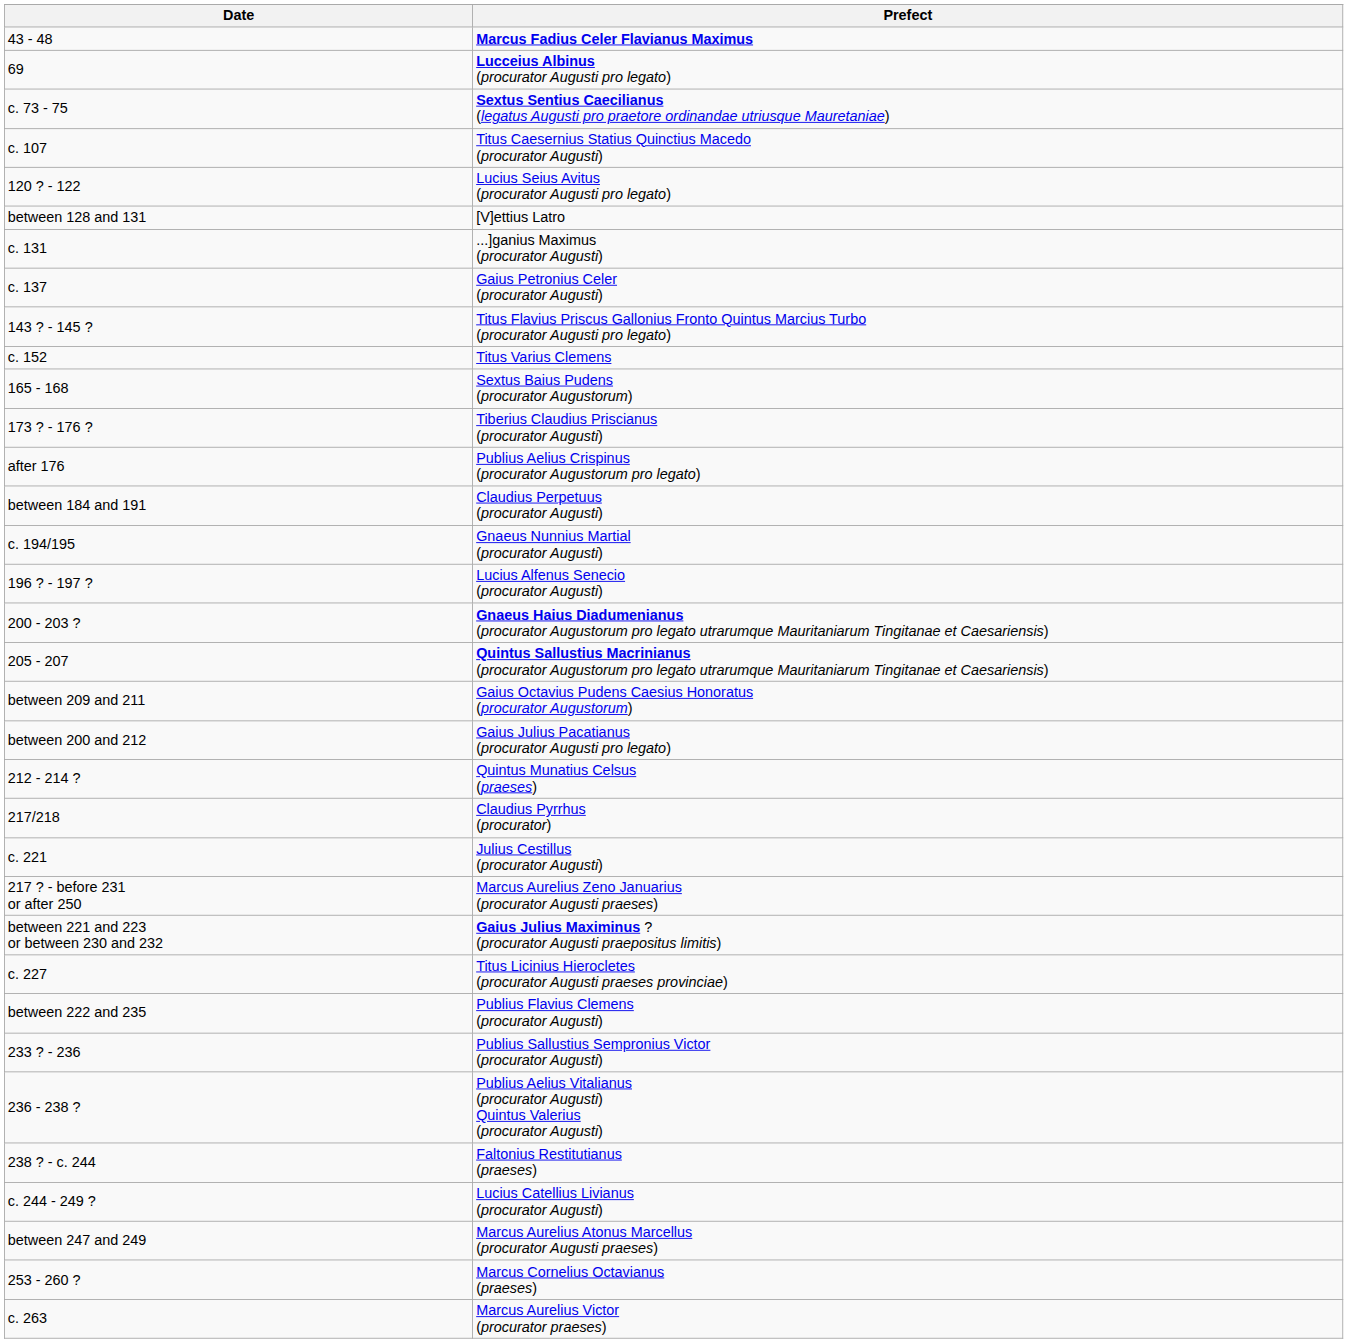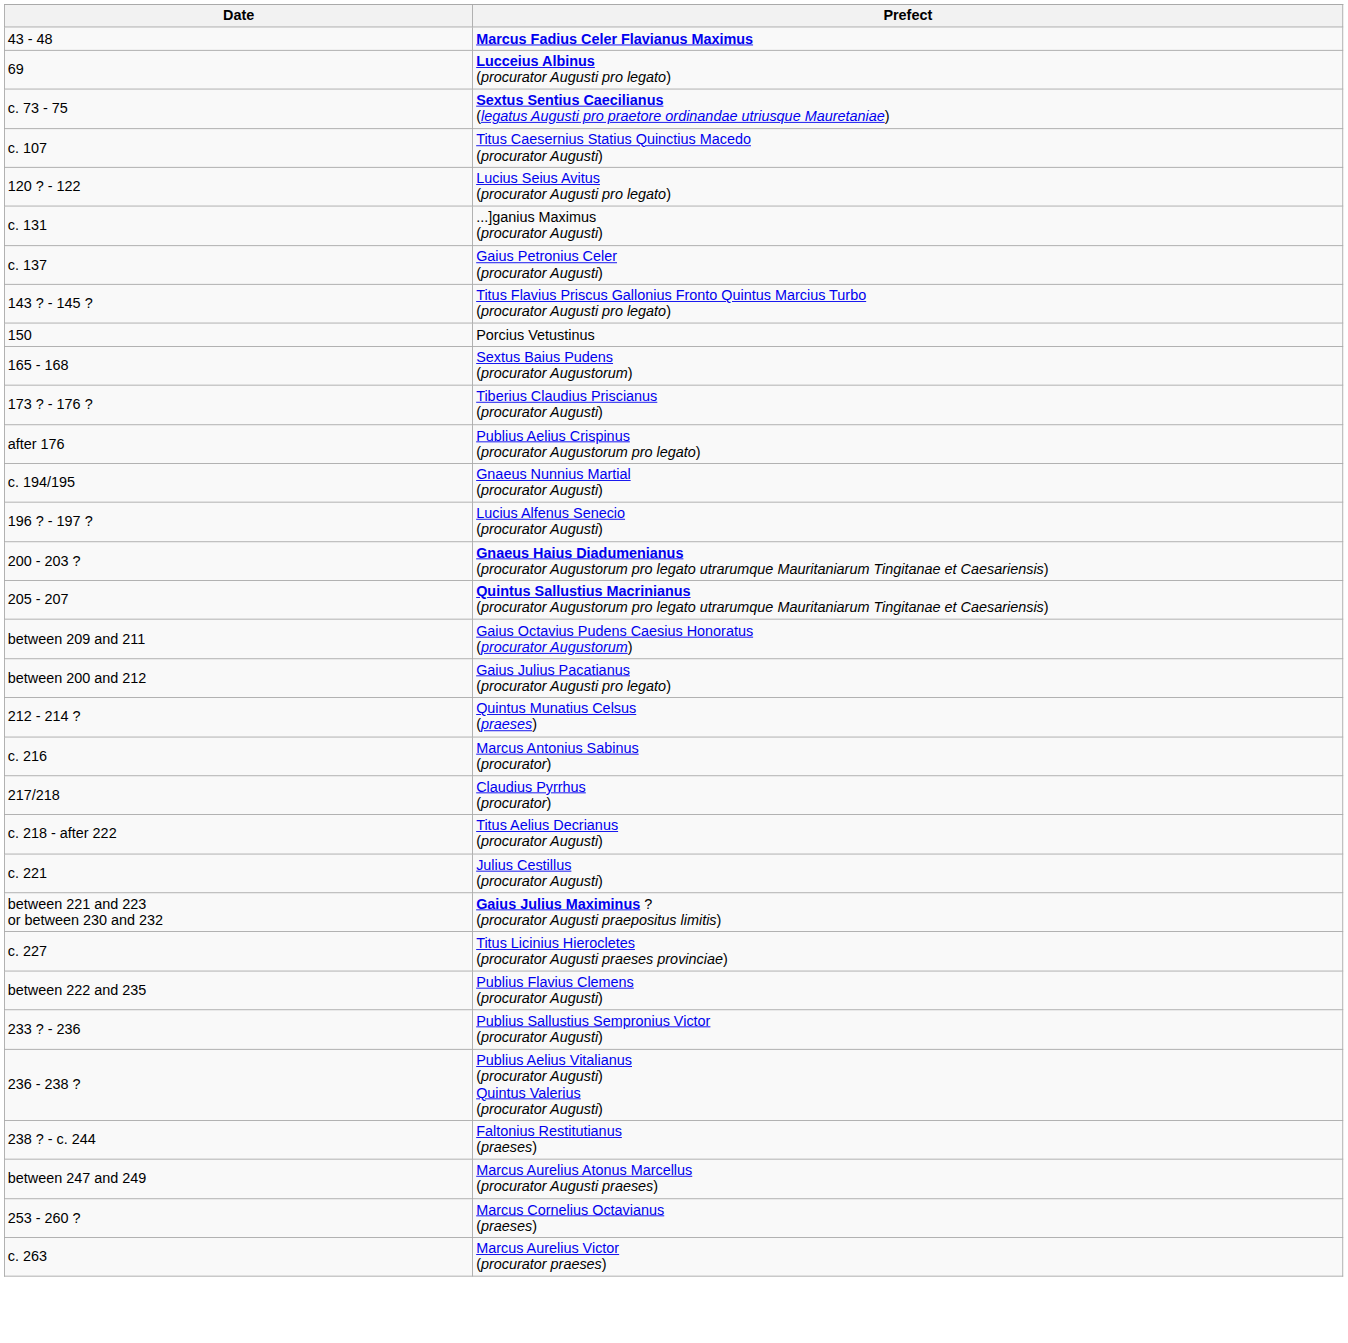- row: (521, 217)
+ row: (535, 334)
- row: (544, 357)
- row: (540, 505)
+ row: (557, 756)
+ row: (547, 834)
- row: (579, 896)
- row: (555, 1201)
